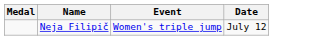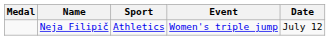+ column: (139, 12)
